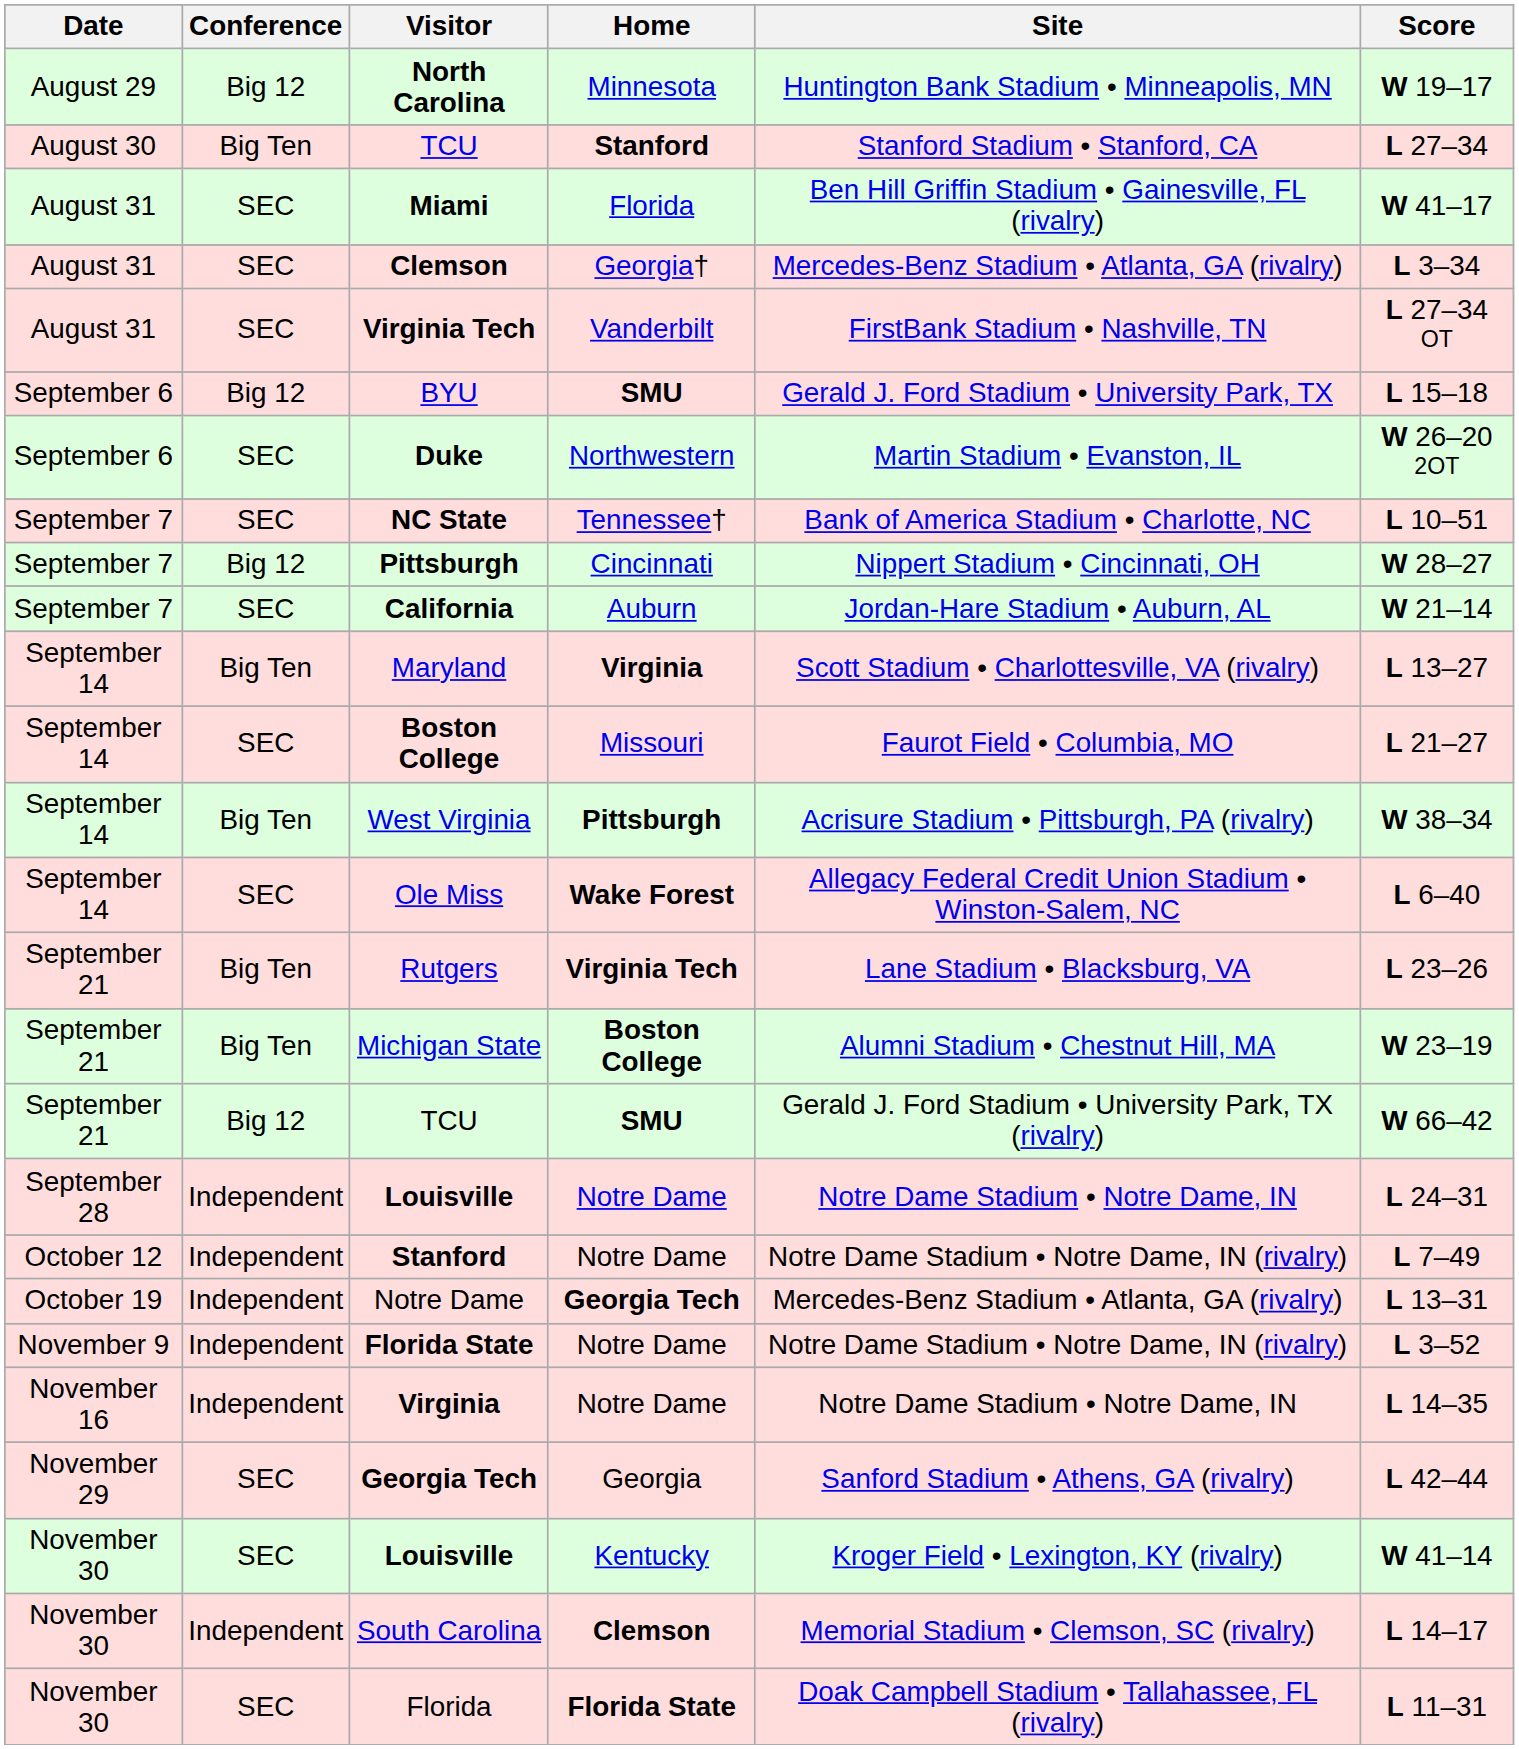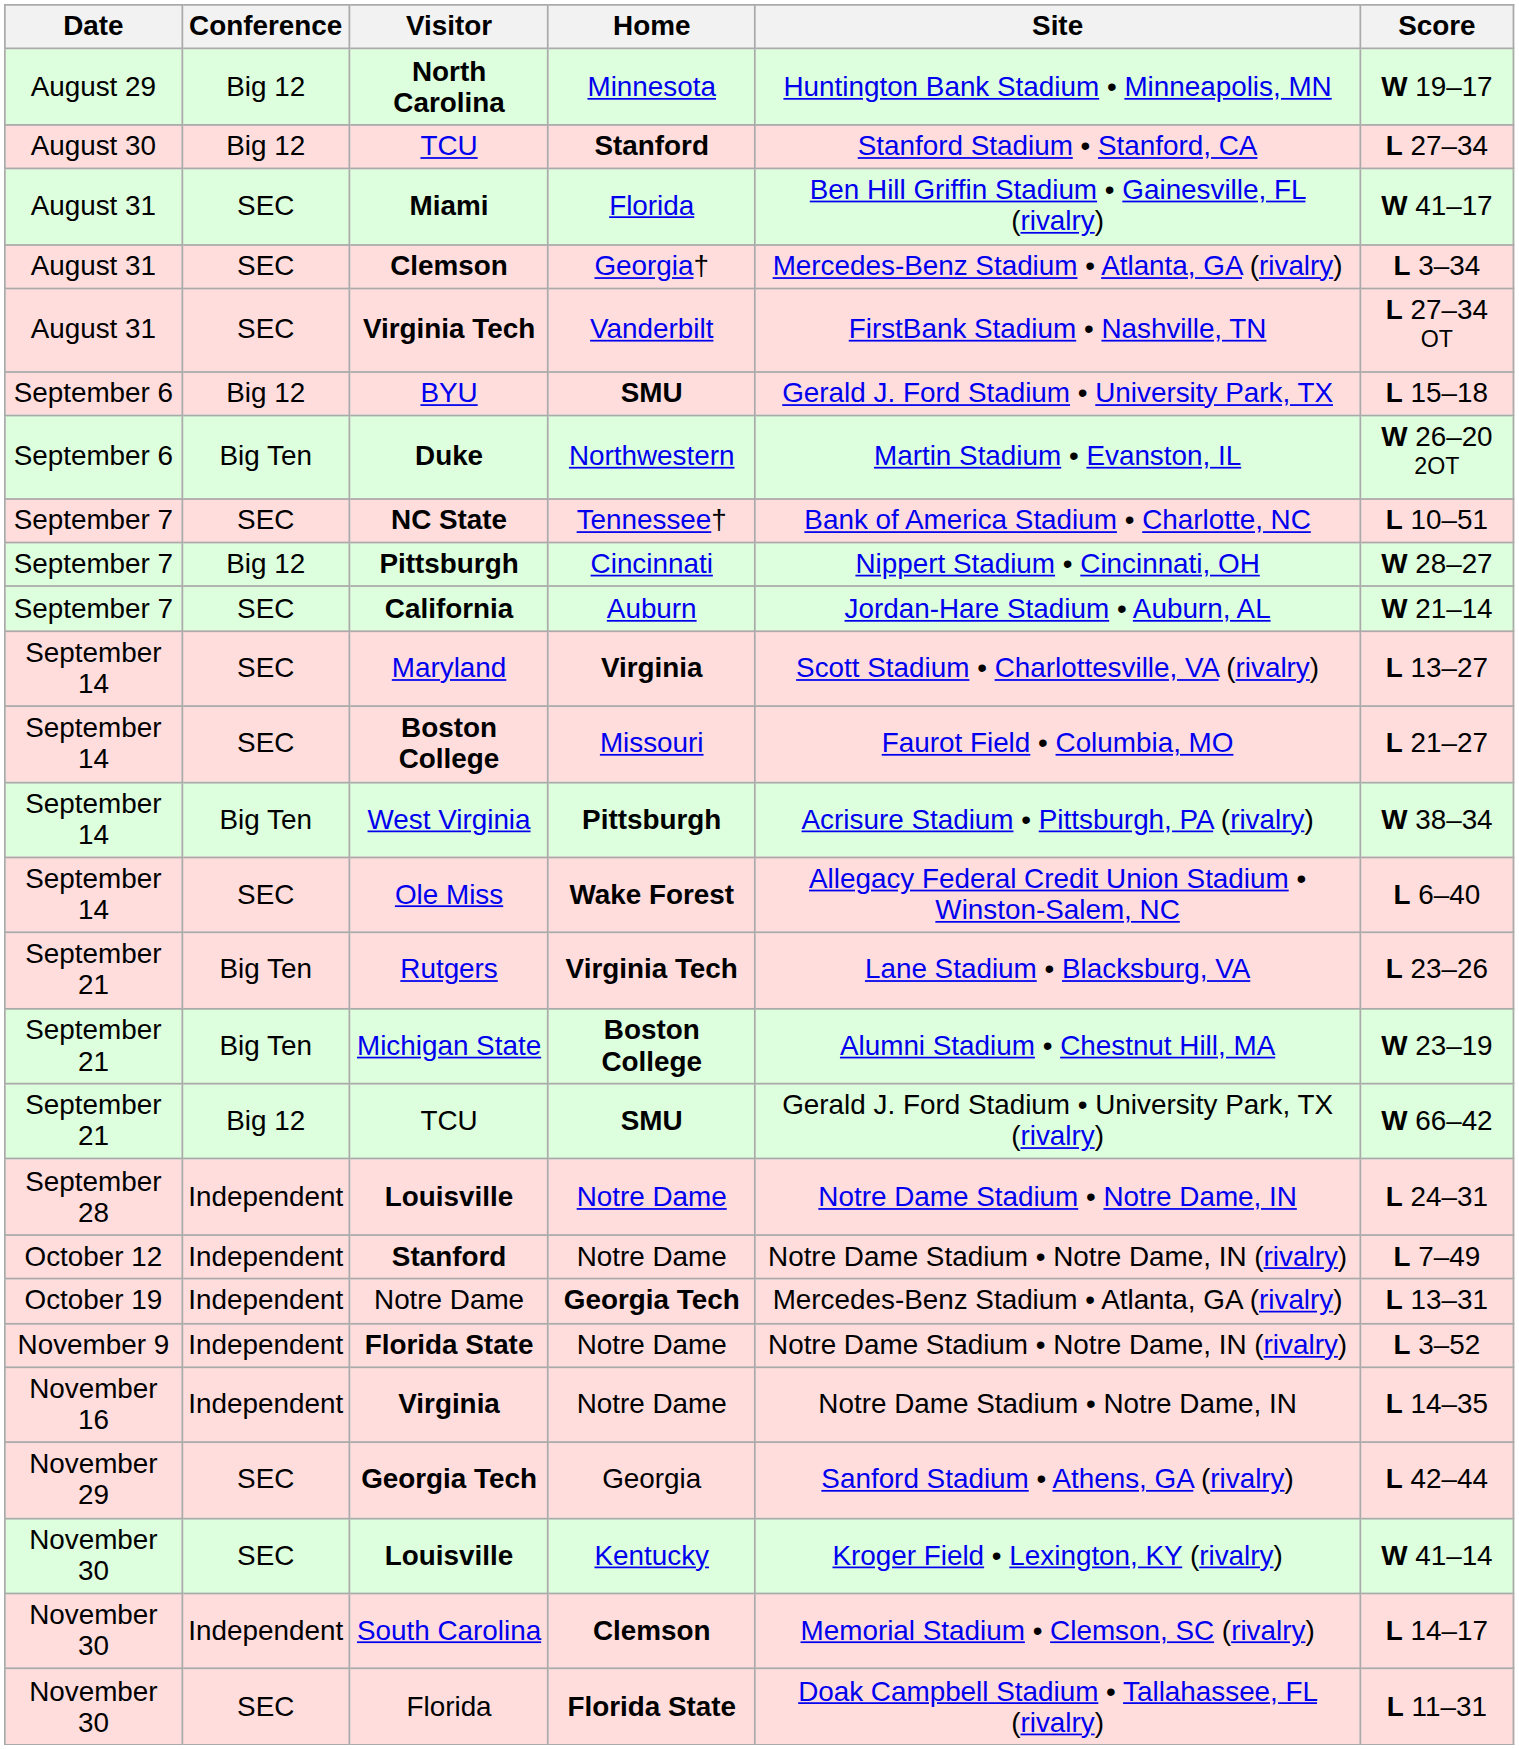(266, 146) Big Ten -> (266, 146) Big 12
(266, 456) SEC -> (266, 456) Big Ten
(266, 668) Big Ten -> (266, 668) SEC
